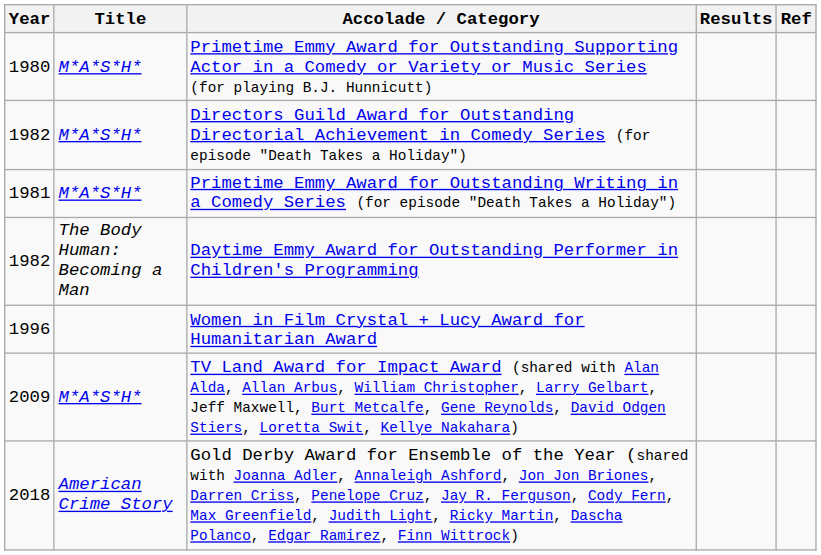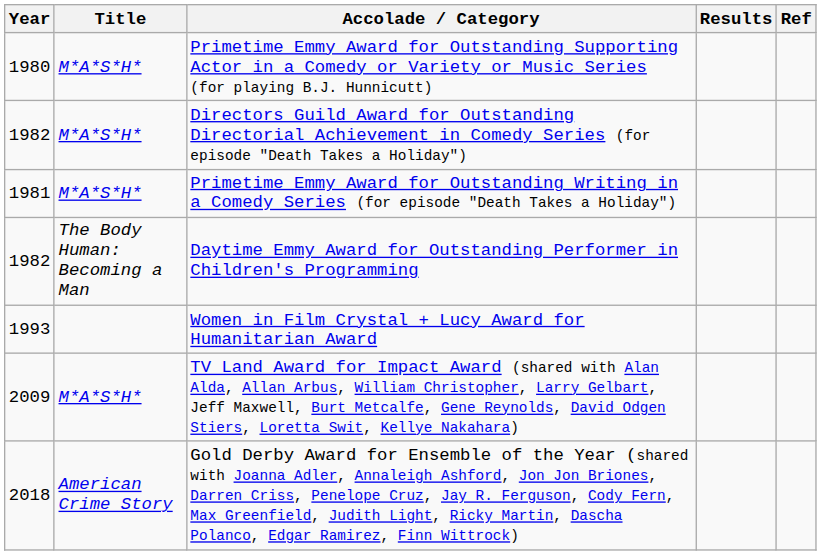(30, 329) 1996 -> (30, 329) 1993
